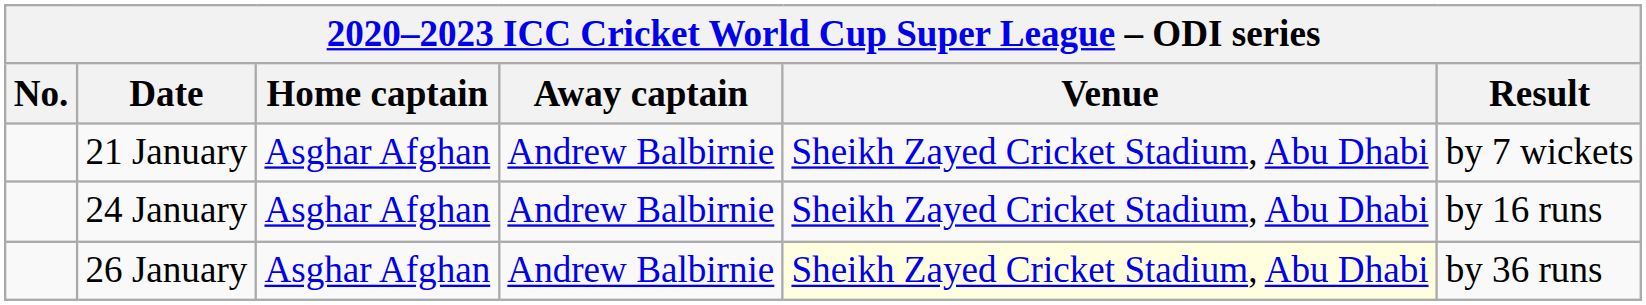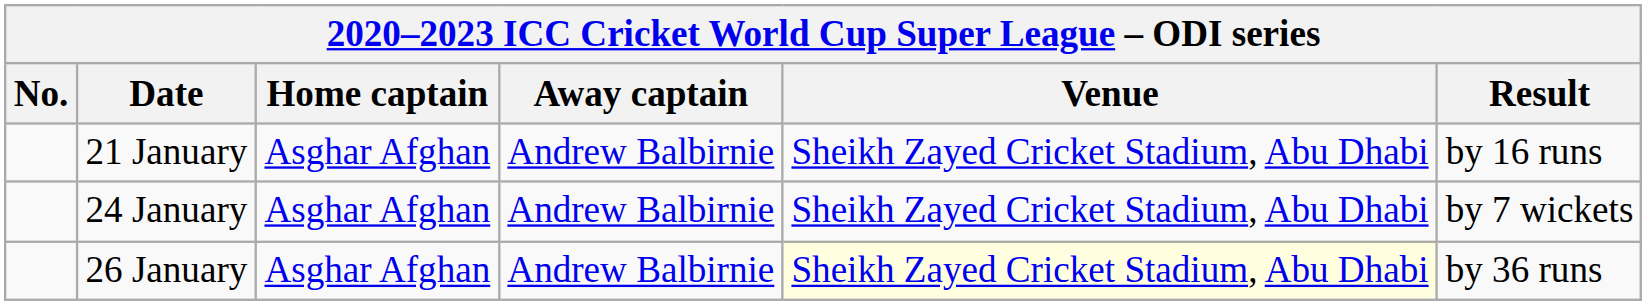(1540, 151) by 7 wickets -> (1524, 151) by 16 runs
(1524, 210) by 16 runs -> (1540, 210) by 7 wickets
